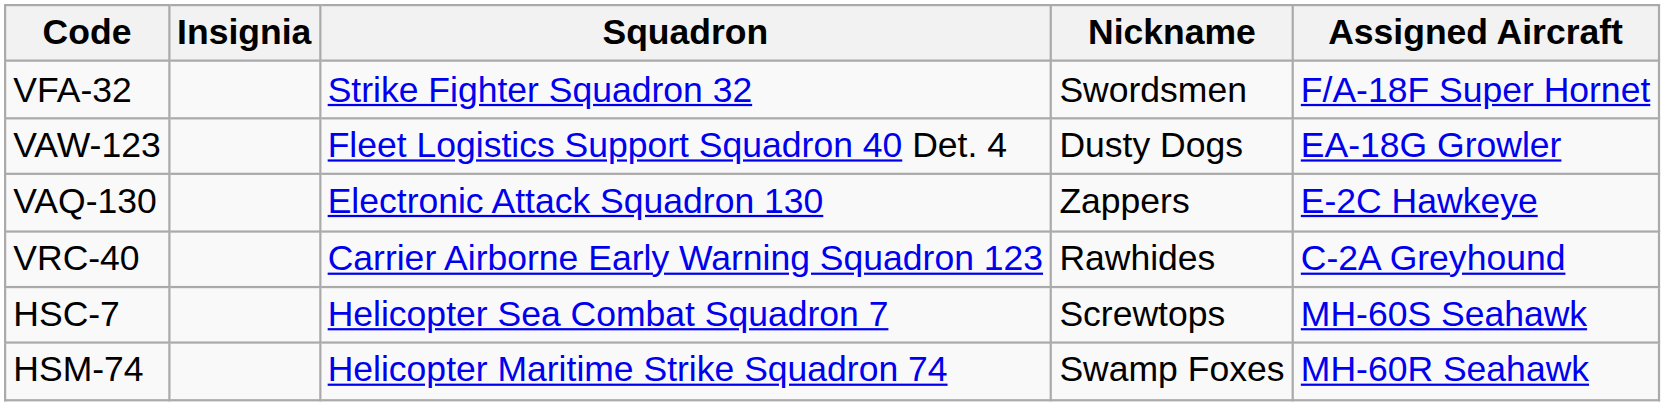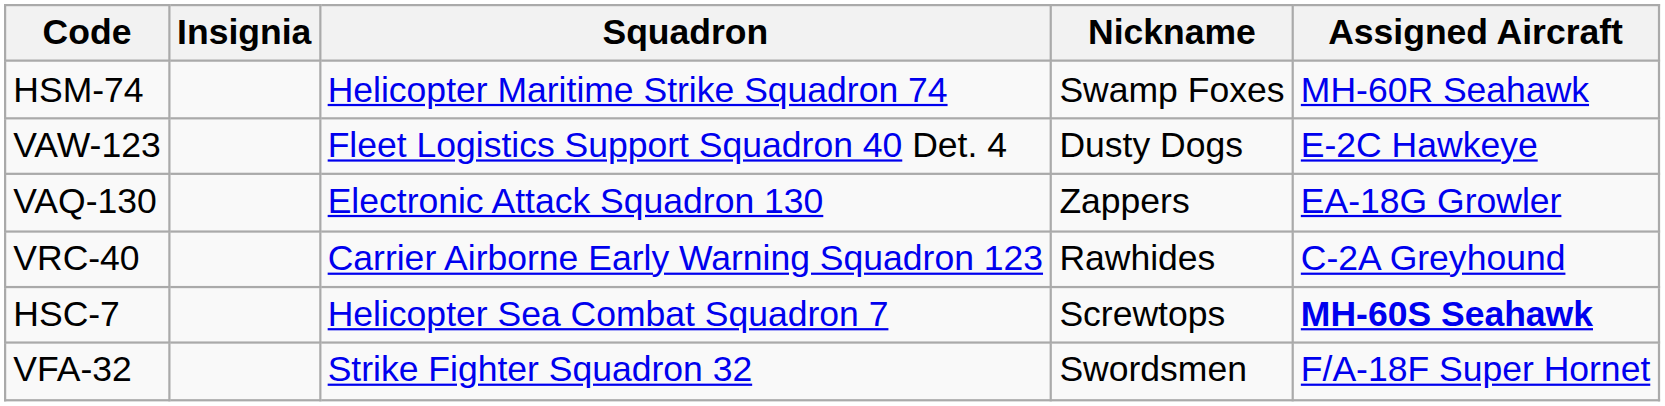rows swapped: (73, 88) <-> (78, 370)
(1431, 145) EA-18G Growler -> (1419, 145) E-2C Hawkeye
(1419, 201) E-2C Hawkeye -> (1431, 201) EA-18G Growler
(1444, 314) normal -> (1447, 314) bold
